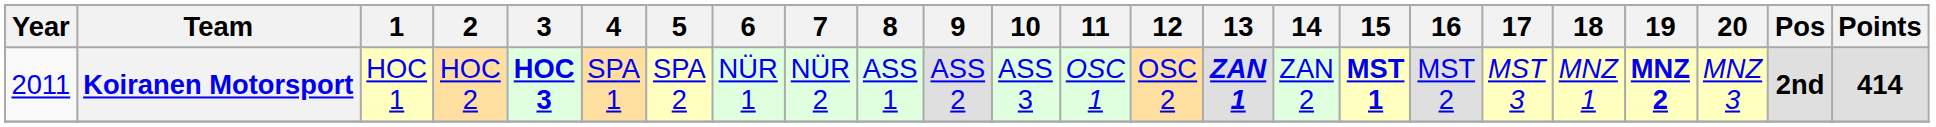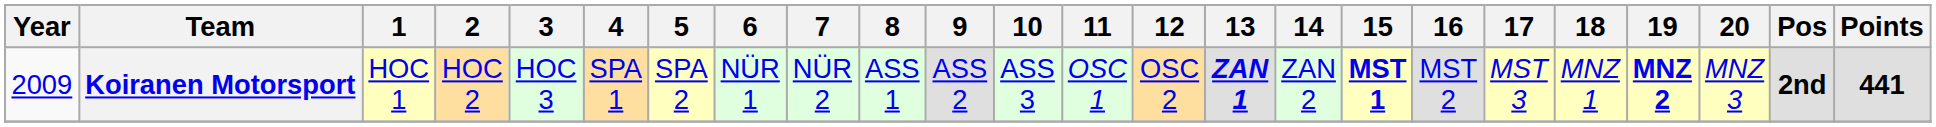(41, 84) 2011 -> (42, 84) 2009
(544, 84) bold -> (546, 84) normal
(1880, 84) 414 -> (1882, 84) 441
